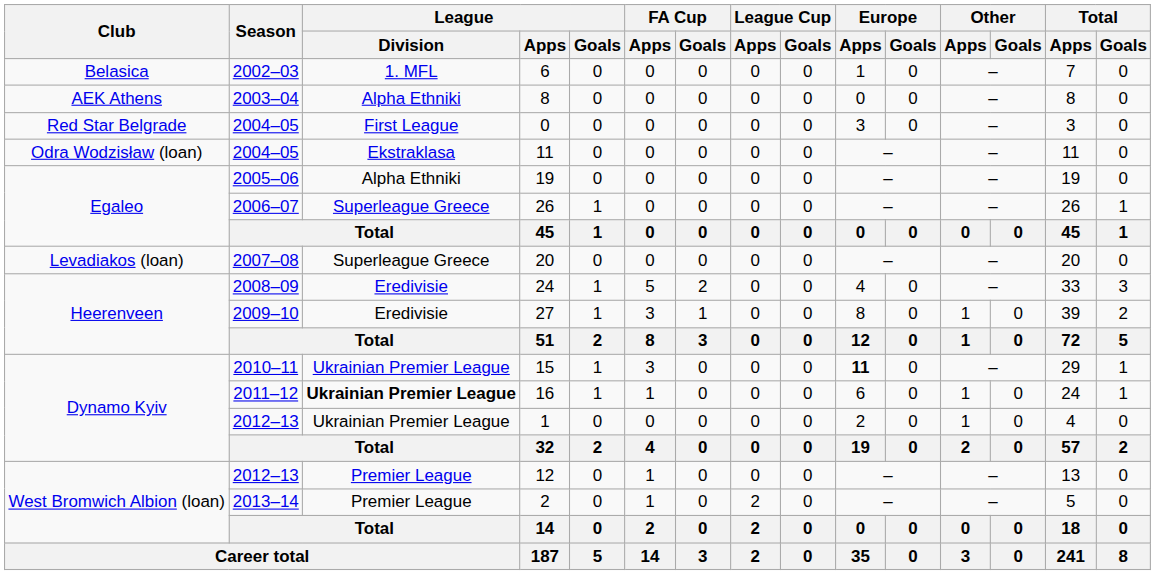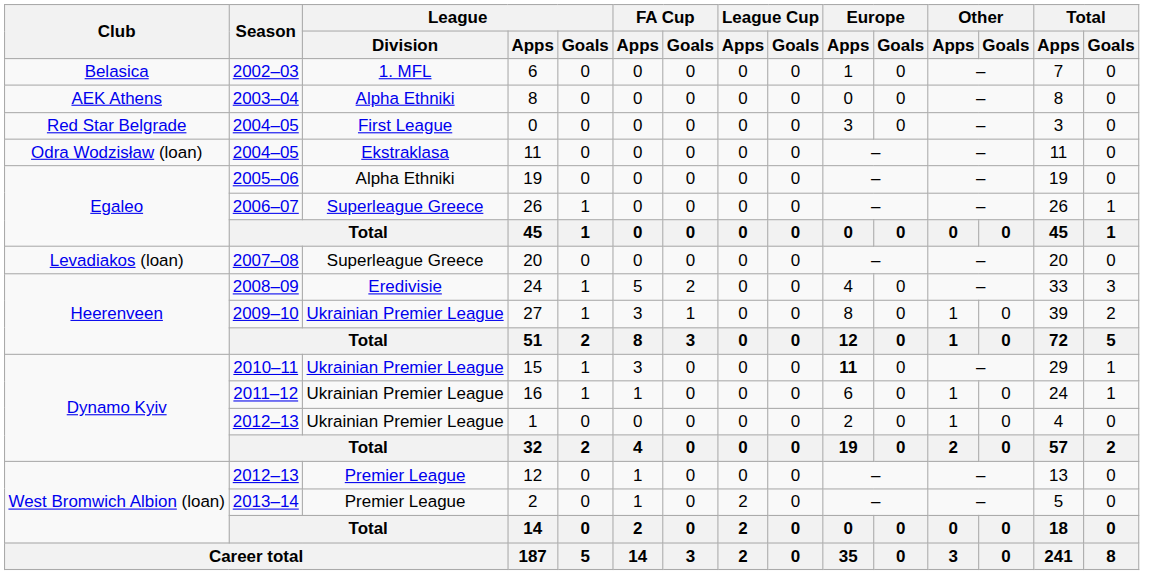(411, 313) Eredivisie -> (405, 313) Ukrainian Premier League
(411, 394) bold -> (405, 394) normal
